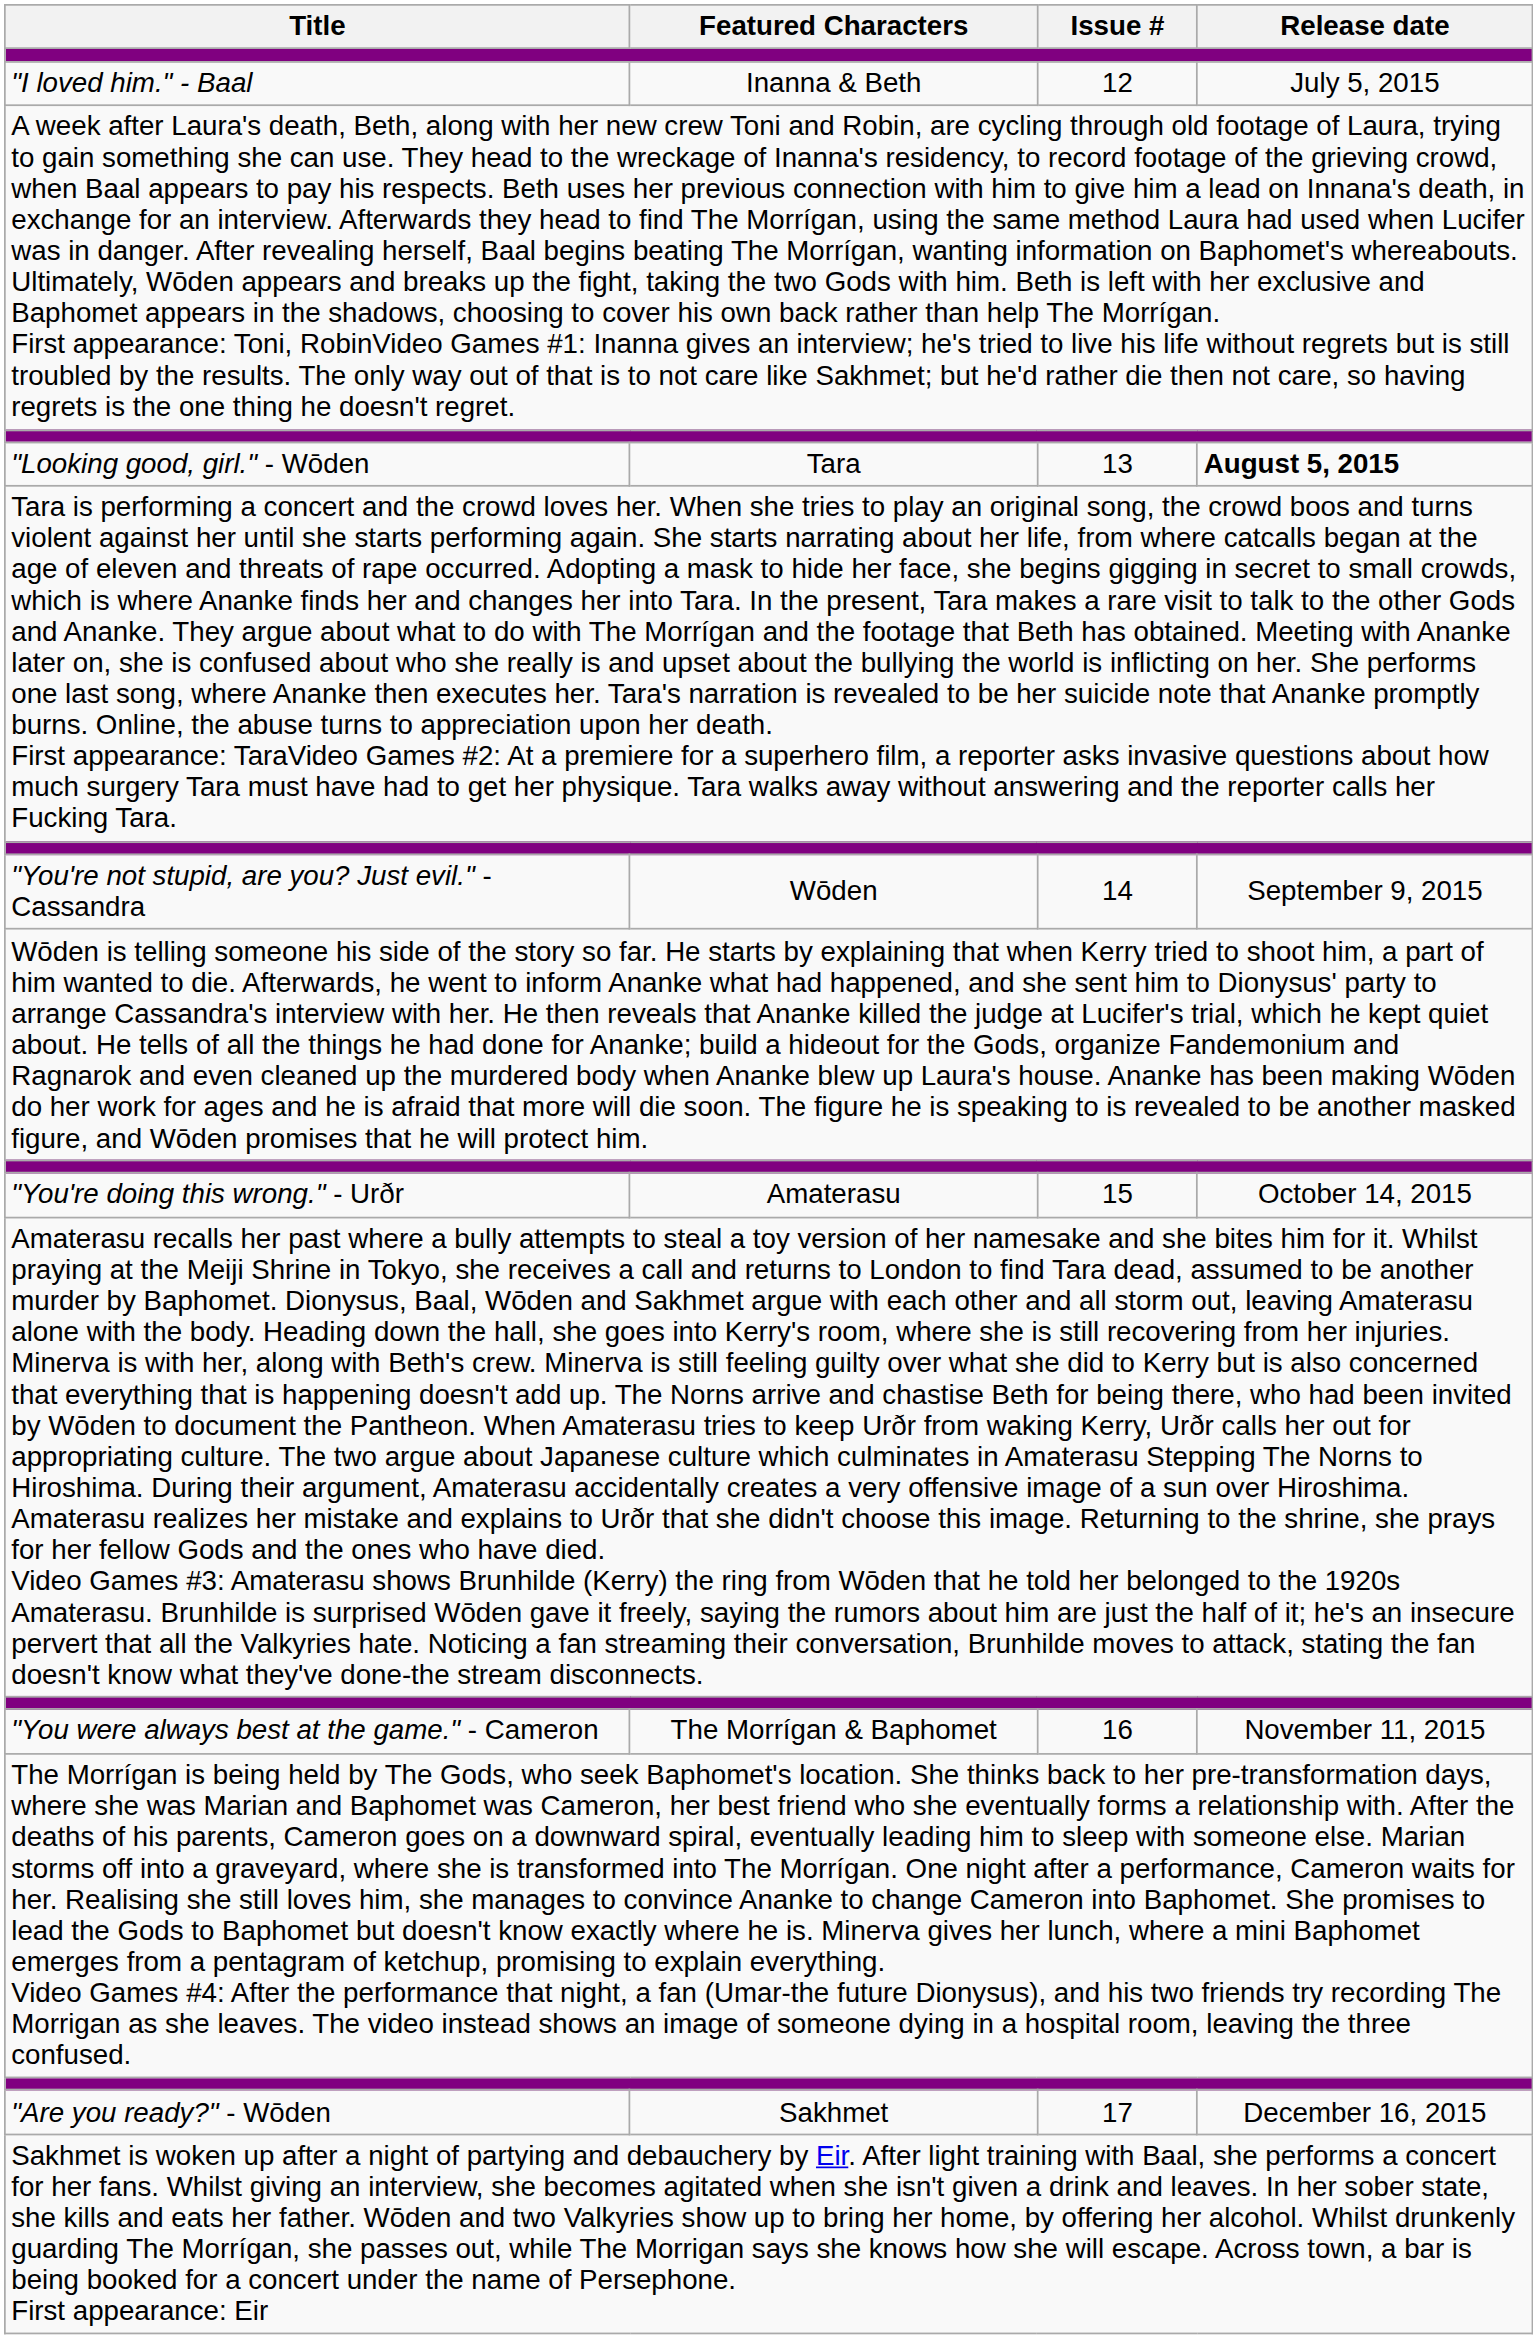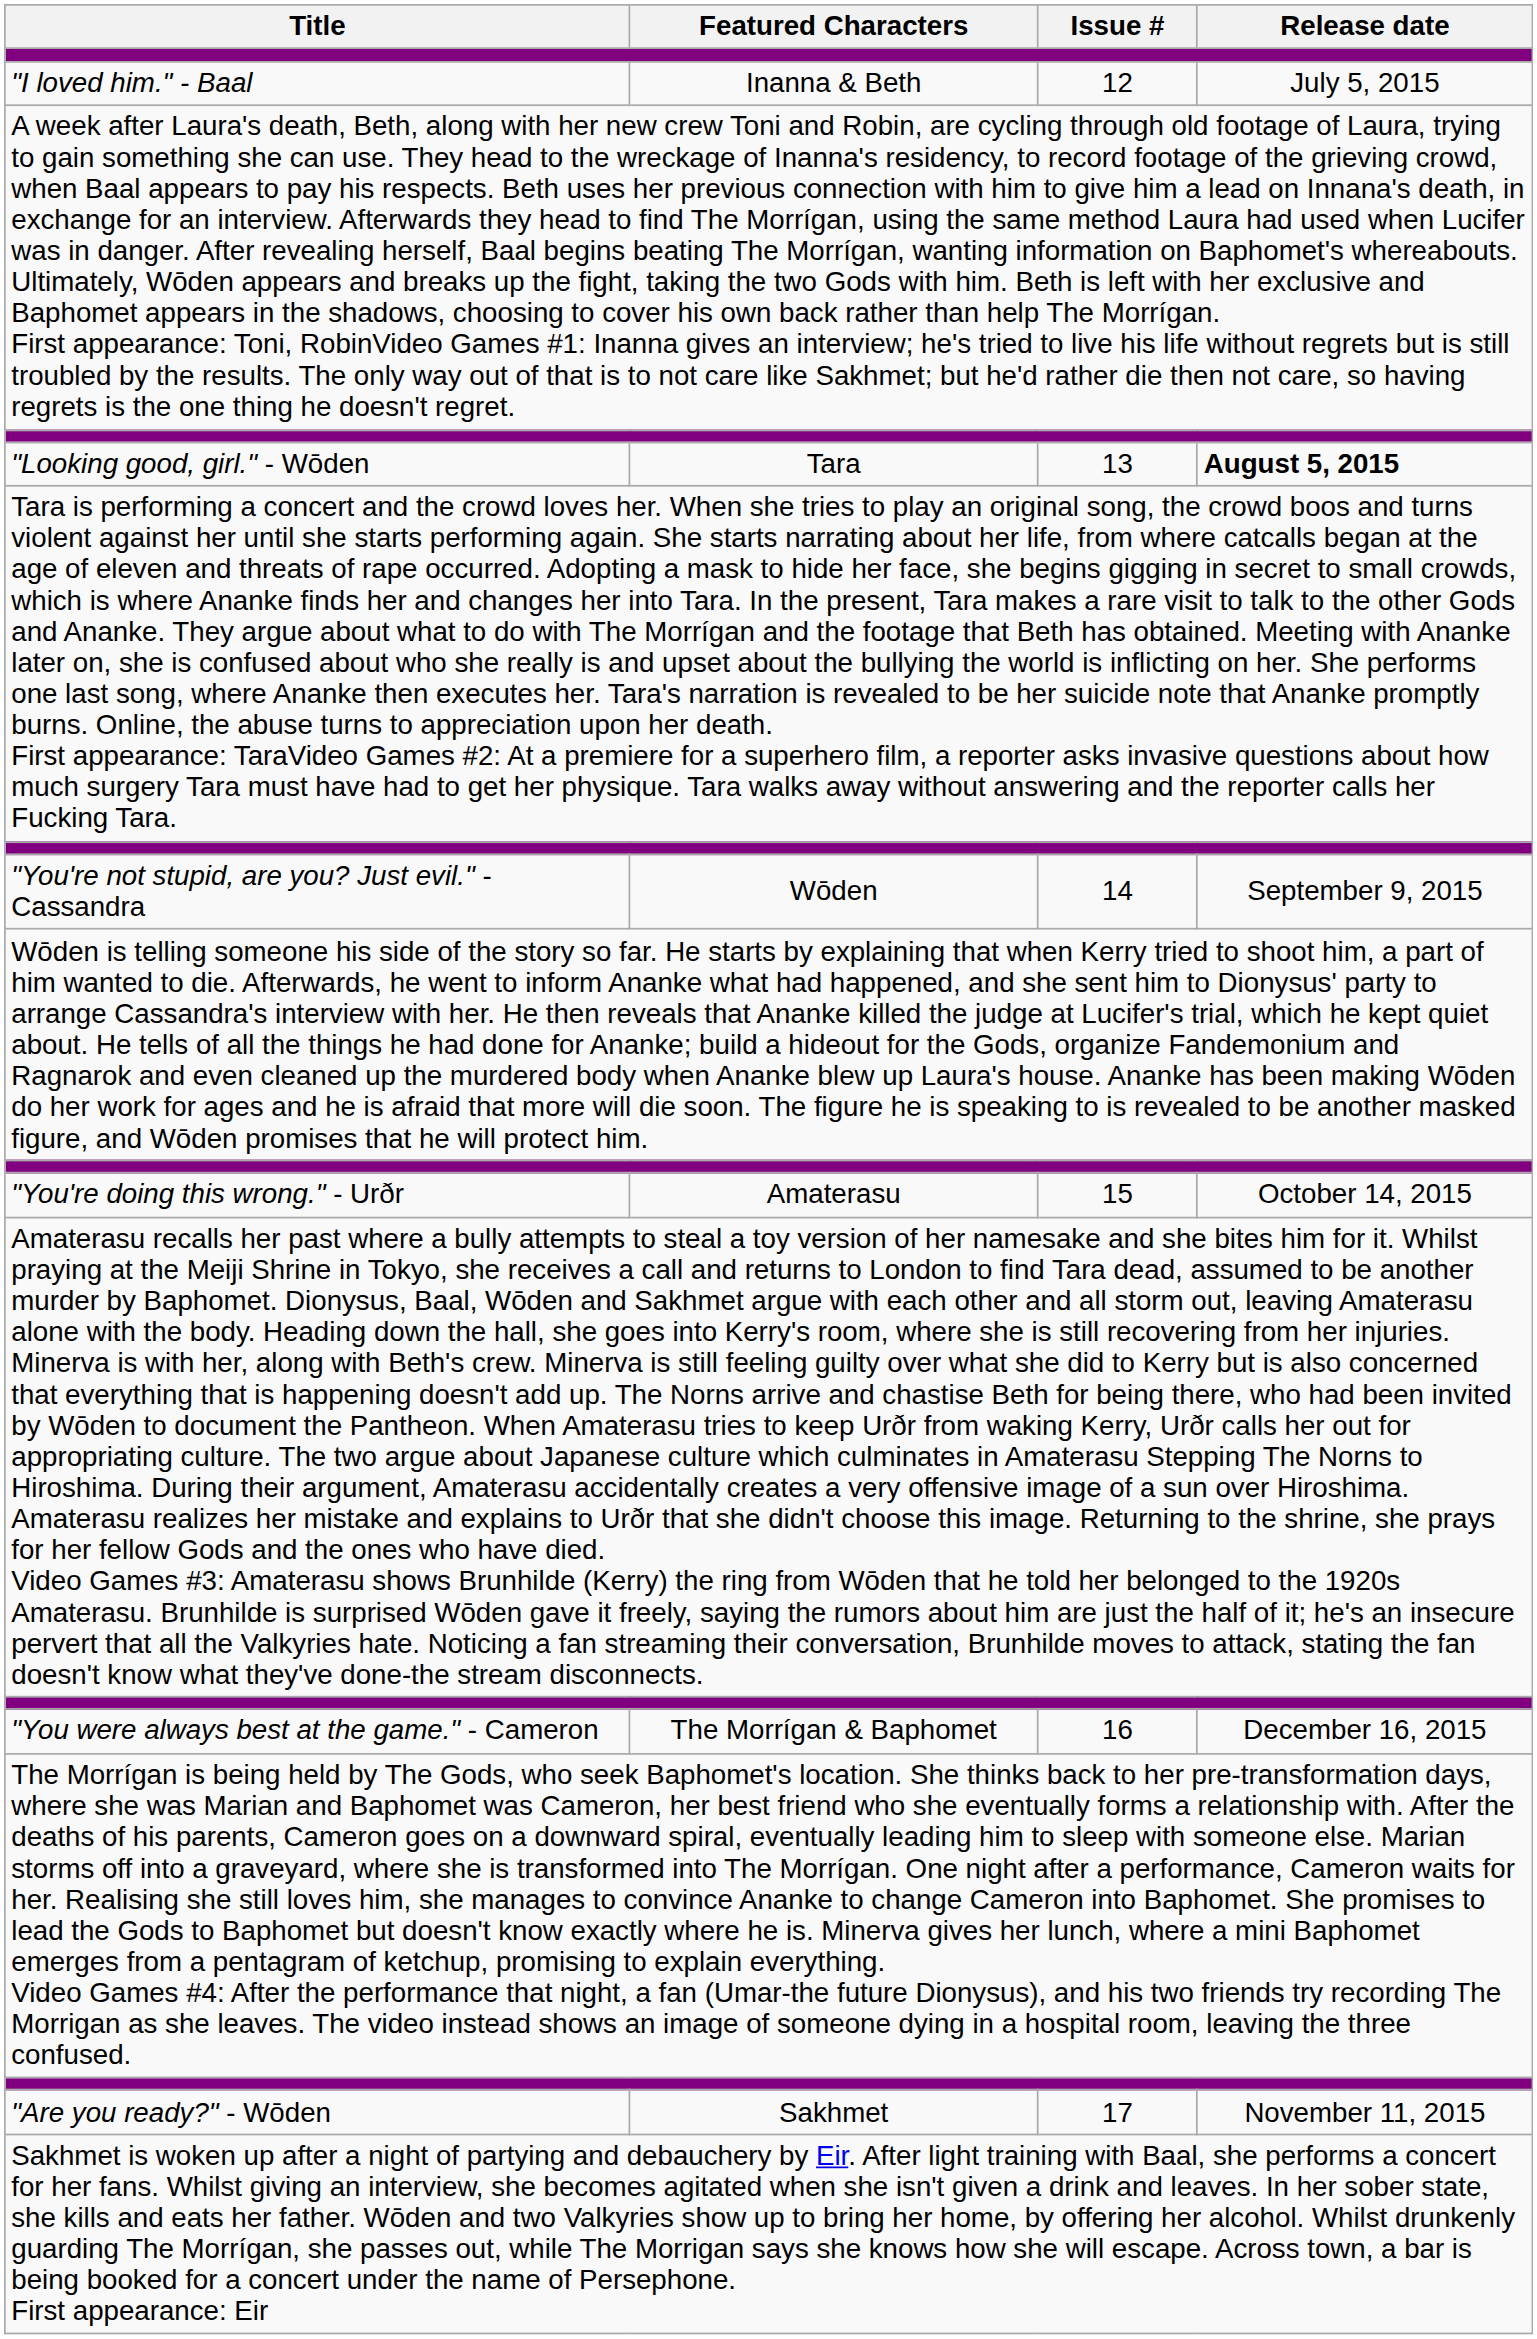(1365, 1730) November 11, 2015 -> (1365, 1730) December 16, 2015
(1365, 2111) December 16, 2015 -> (1365, 2111) November 11, 2015
